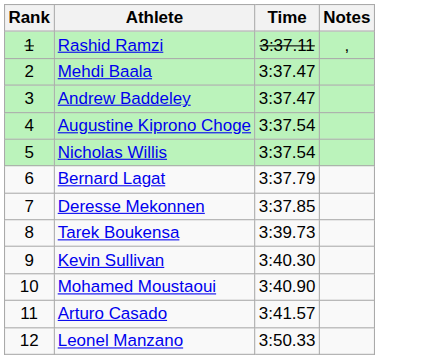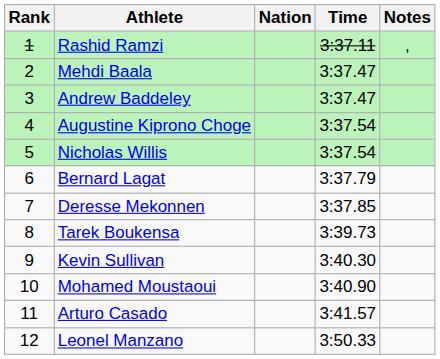+ column: (285, 17)
